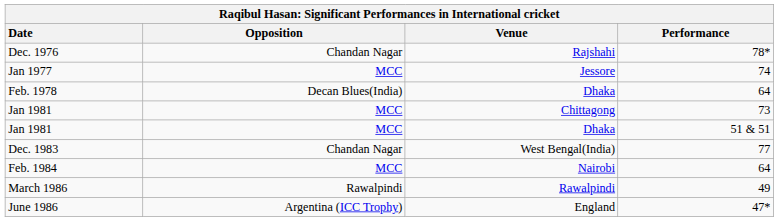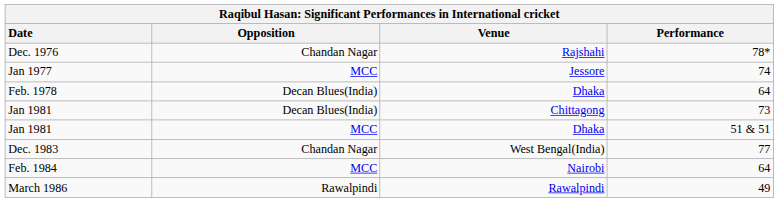(389, 110) MCC -> (330, 110) Decan Blues(India)
- row: (33, 206)
